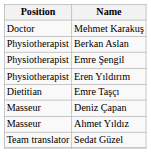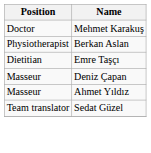- row: (99, 60)
- row: (102, 76)
